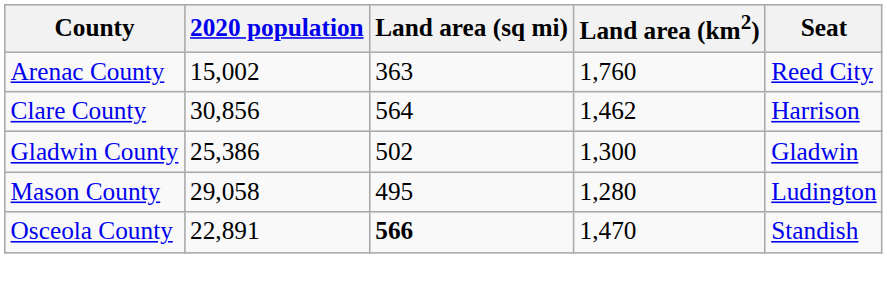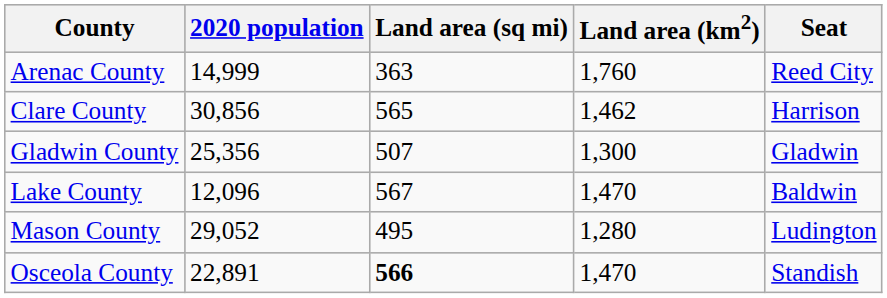(225, 71) 15,002 -> (225, 71) 14,999
(394, 111) 564 -> (394, 111) 565
(225, 151) 25,386 -> (225, 151) 25,356
(394, 151) 502 -> (394, 151) 507
+ row: (76, 191)
(225, 191) 29,058 -> (225, 231) 29,052
